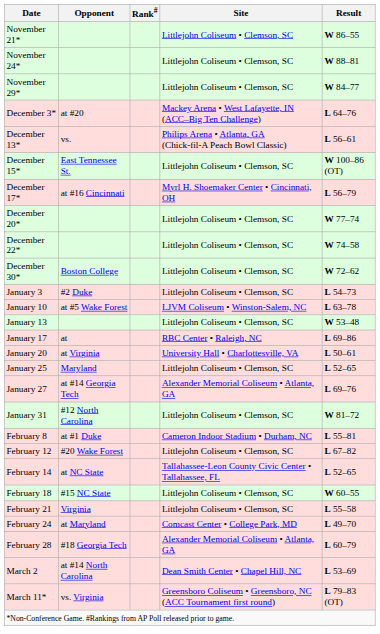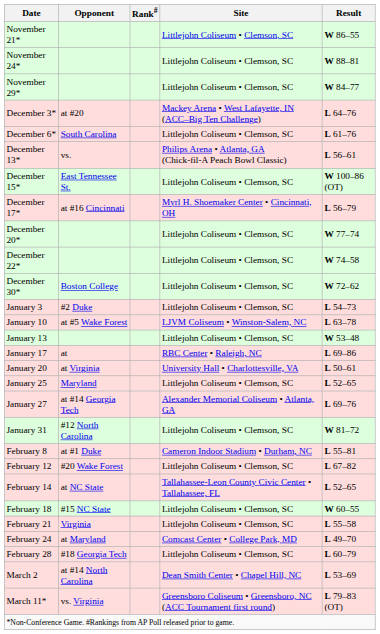+ row: (31, 134)
(238, 544) Alexander Memorial Coliseum • Atlanta, GA -> (227, 554) Littlejohn Coliseum • Clemson, SC
